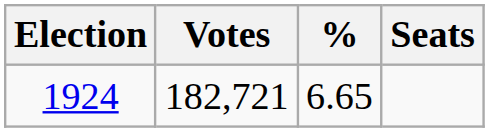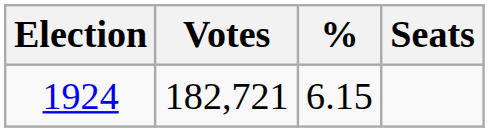(339, 95) 6.65 -> (339, 95) 6.15
